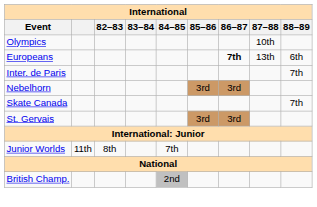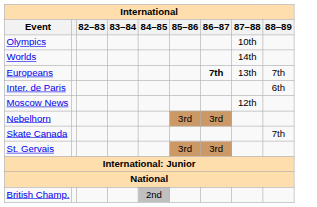+ row: (21, 57)
(296, 57) 6th -> (278, 73) 7th
(296, 73) 7th -> (278, 88) 6th
+ row: (37, 103)
- row: (36, 149)
